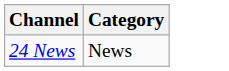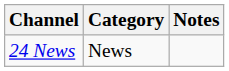+ column: (196, 19)
